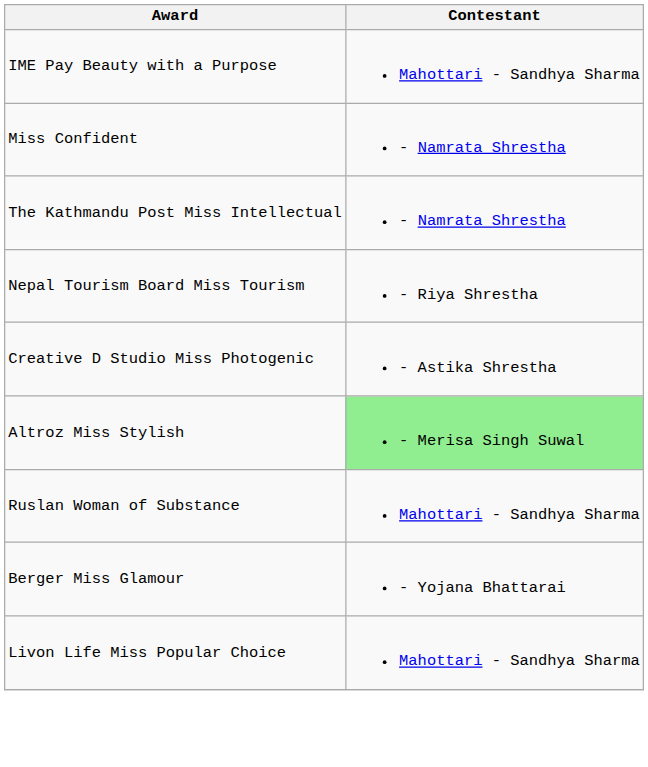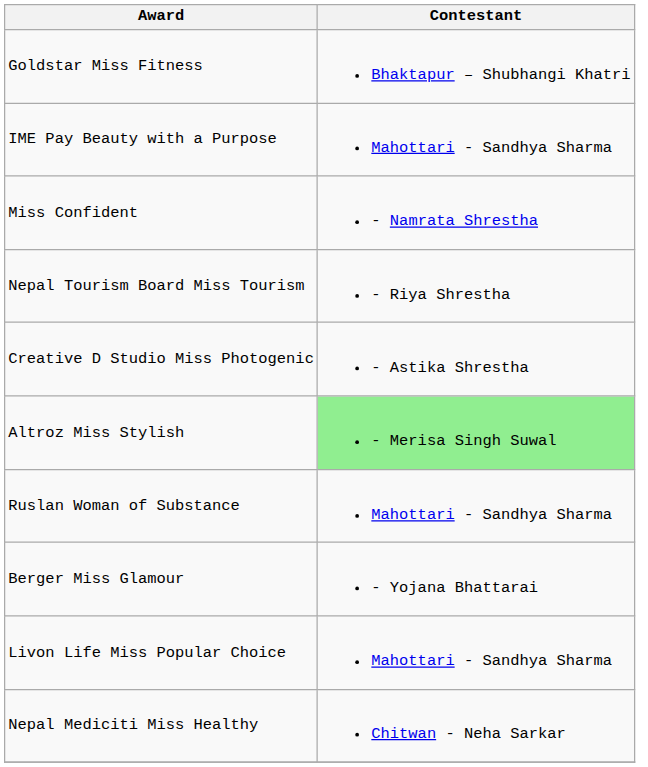+ row: (106, 67)
- row: (175, 213)
+ row: (133, 726)
